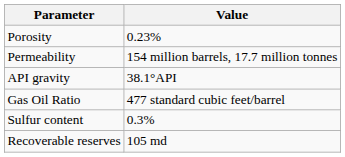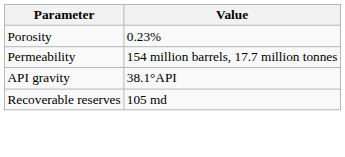- row: (44, 99)
- row: (45, 120)
